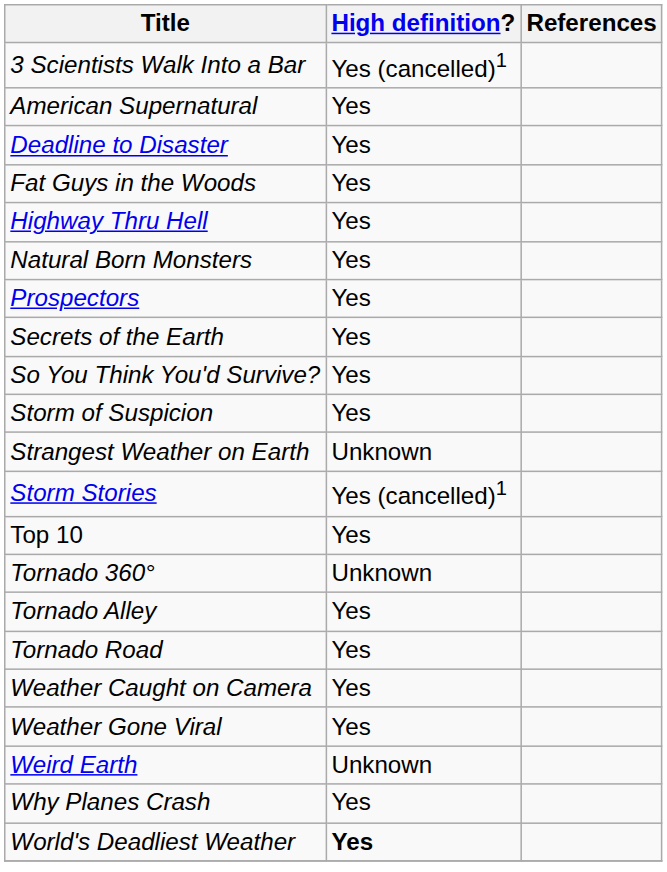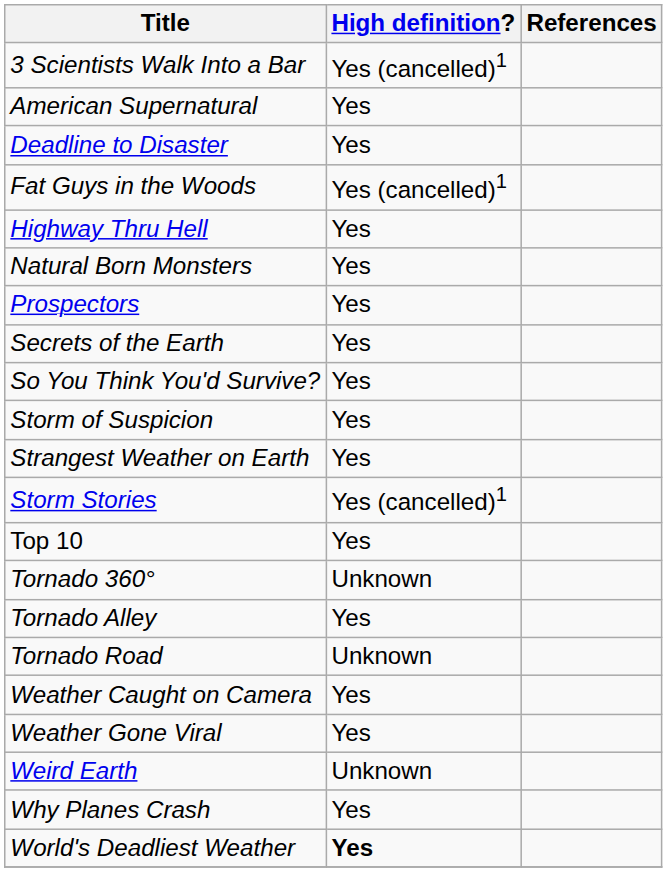(351, 183) Yes -> (419, 186) Yes (cancelled)1
(382, 451) Unknown -> (351, 458) Yes
(351, 649) Yes -> (382, 656) Unknown
